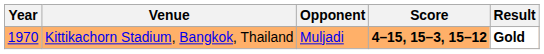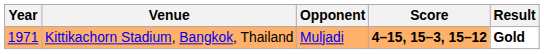(23, 38) 1970 -> (23, 38) 1971
